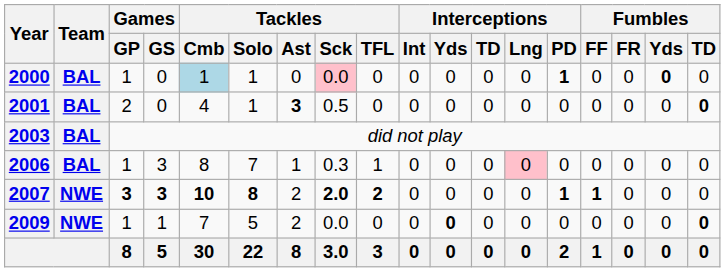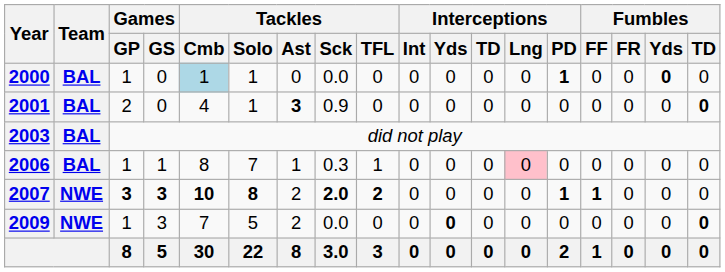(336, 77) pink background -> (336, 77) no background
(336, 106) 0.5 -> (336, 106) 0.9
(162, 164) 3 -> (162, 164) 1
(162, 223) 1 -> (162, 223) 3
